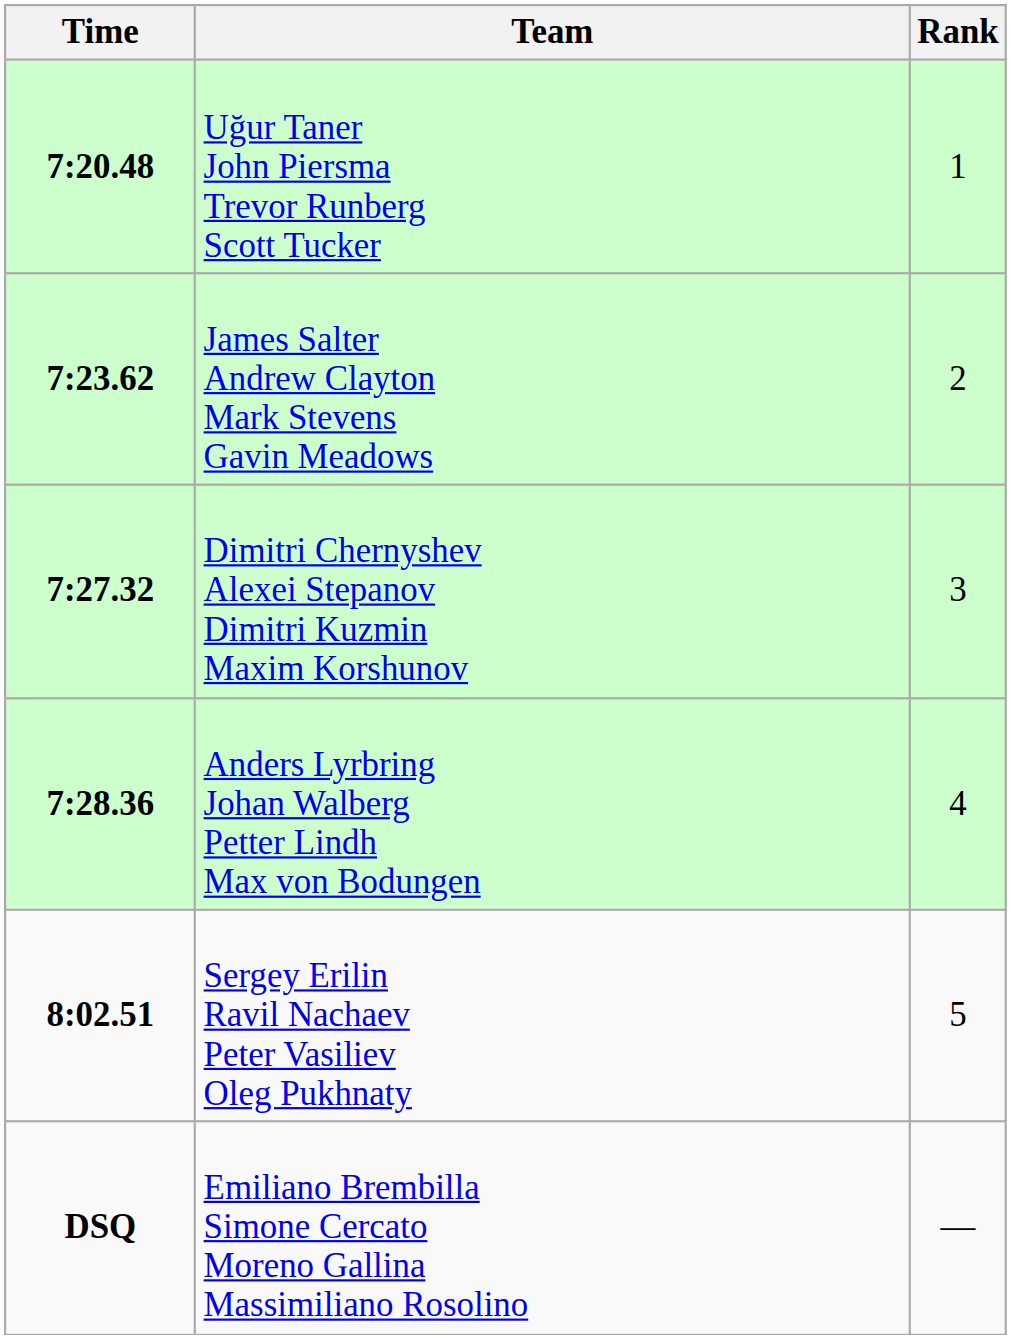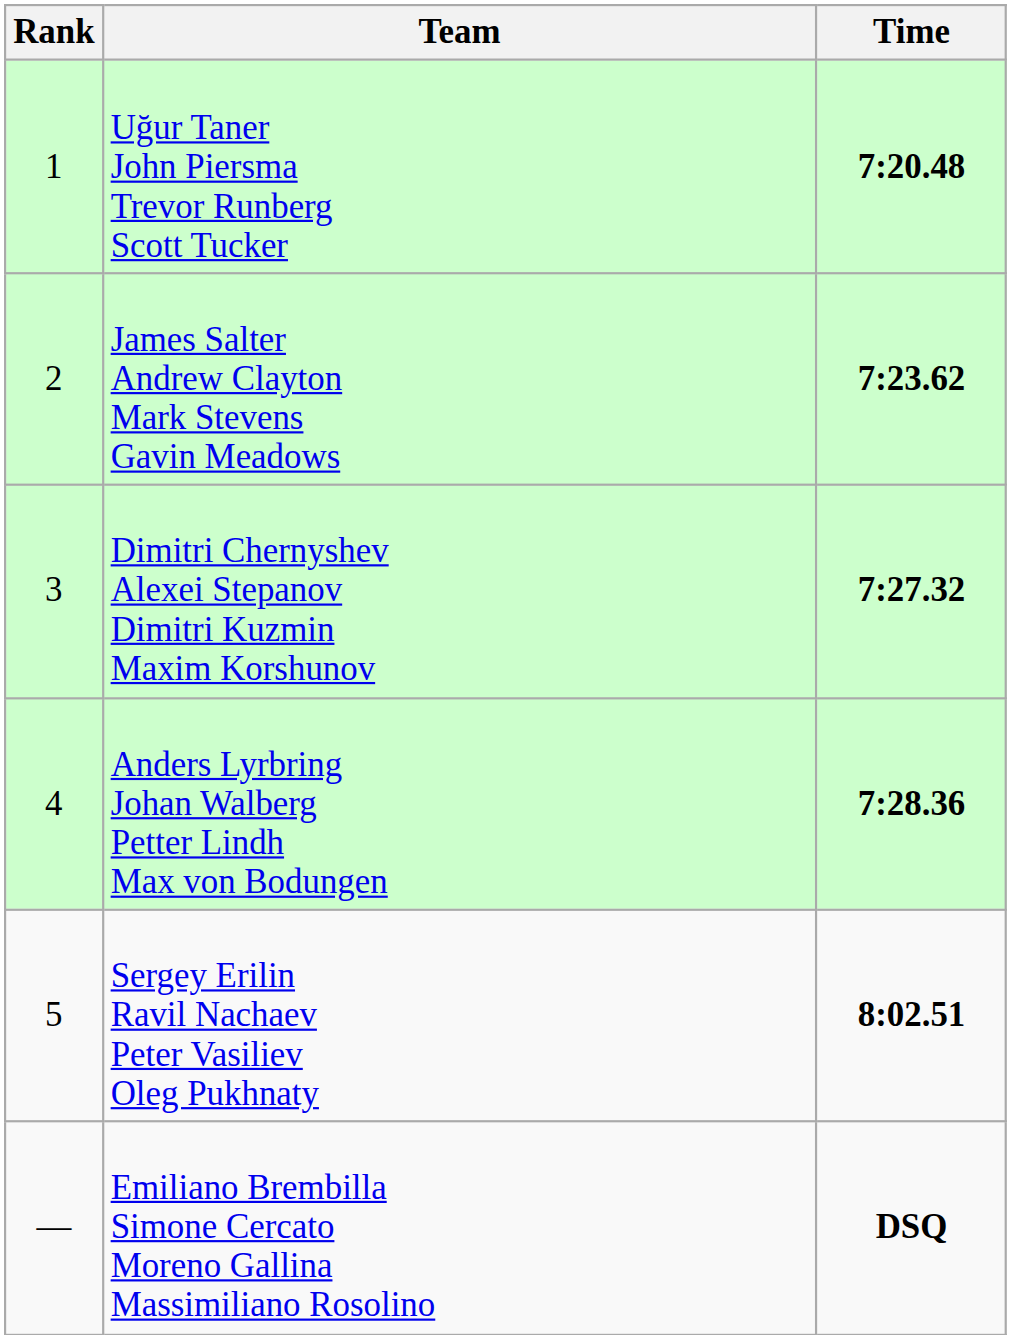columns swapped: (958, 32) <-> (100, 32)
